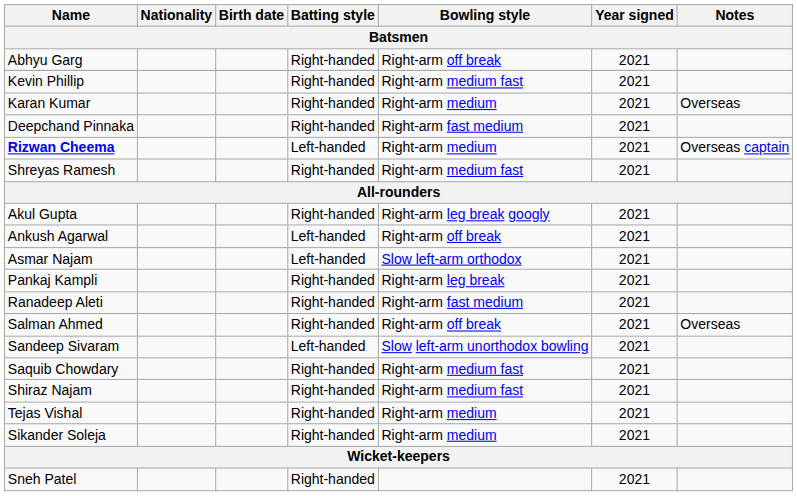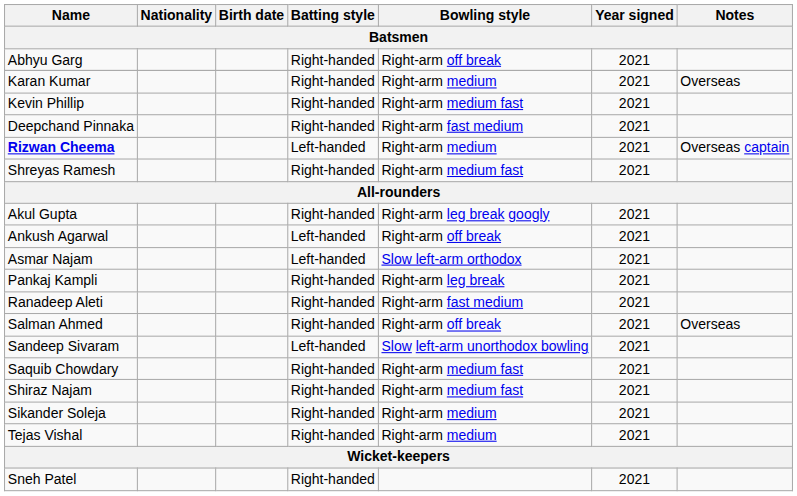rows swapped: (49, 103) <-> (46, 81)
rows swapped: (57, 435) <-> (45, 413)
